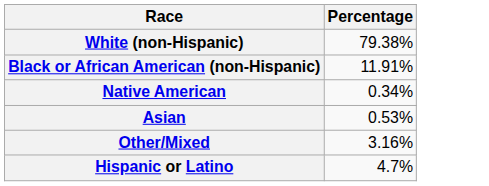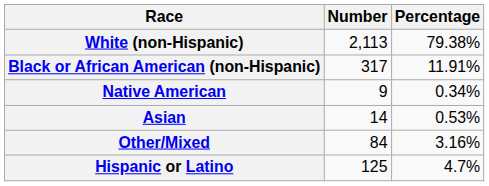+ column: (358, 17)
